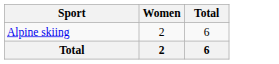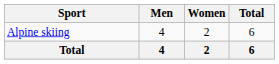+ column: (162, 13)
